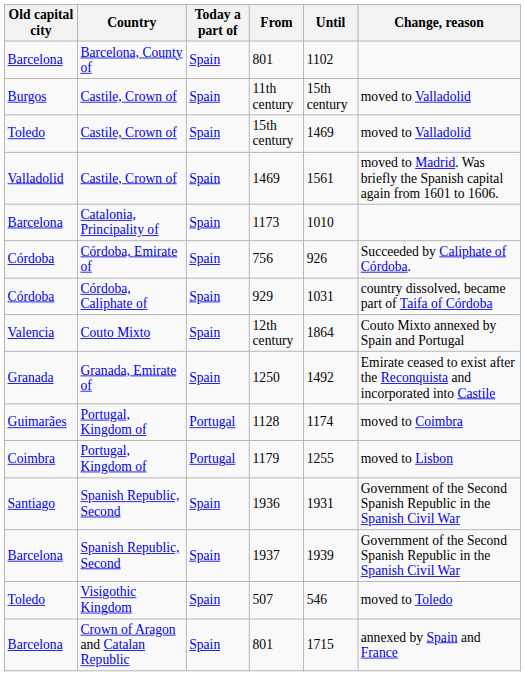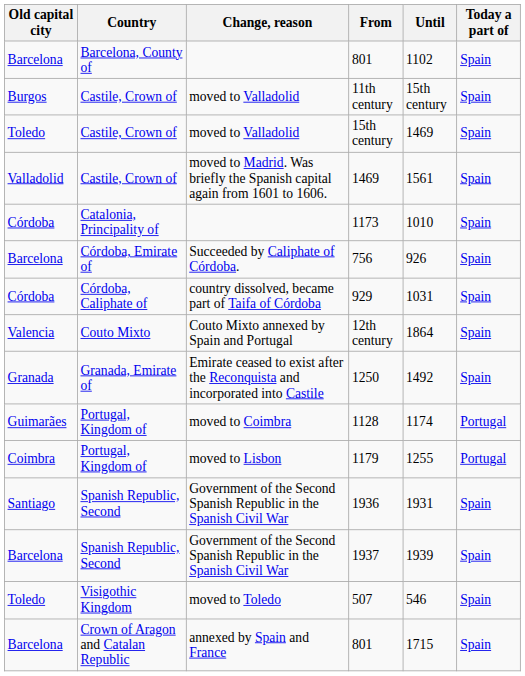columns swapped: (218, 22) <-> (439, 22)
(35, 222) Barcelona -> (31, 222) Córdoba
(31, 259) Córdoba -> (35, 259) Barcelona
